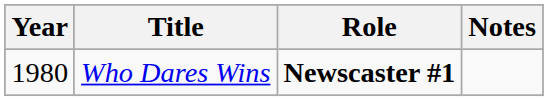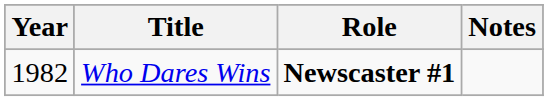(40, 71) 1980 -> (40, 71) 1982
